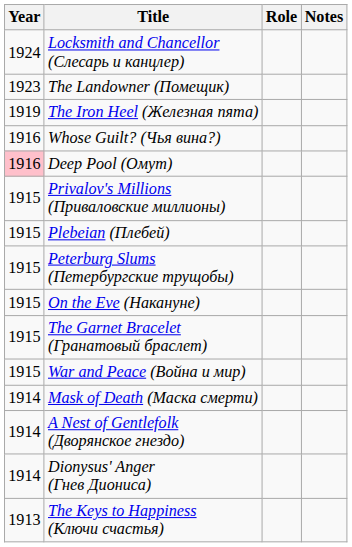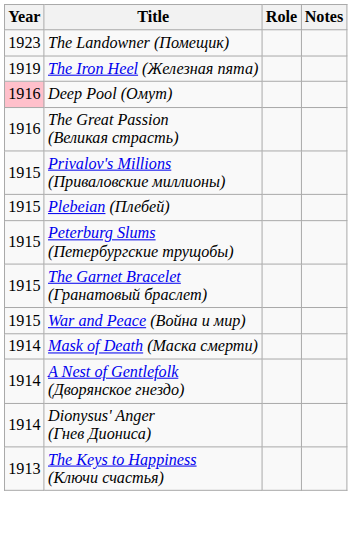- row: (134, 52)
- row: (134, 138)
+ row: (113, 128)
- row: (124, 302)
